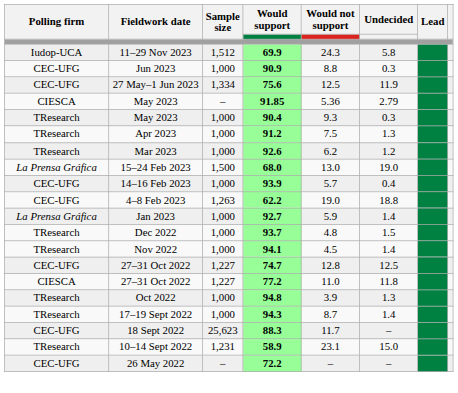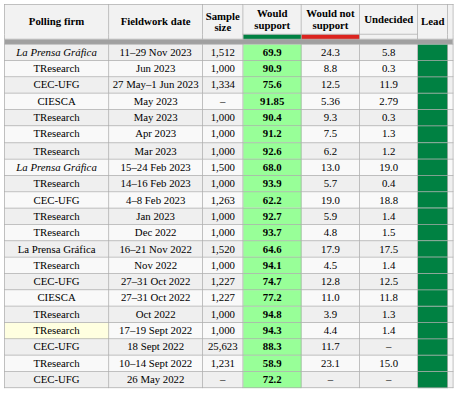(57, 52) Iudop-UCA -> (57, 52) La Prensa Gráfica
(57, 69) CEC-UFG -> (57, 69) TResearch
(57, 183) CEC-UFG -> (57, 183) TResearch
(57, 216) La Prensa Gráfica -> (57, 216) TResearch
+ row: (156, 249)
(57, 314) no background -> (57, 331) lightyellow background
(330, 314) 8.7 -> (330, 331) 4.4
